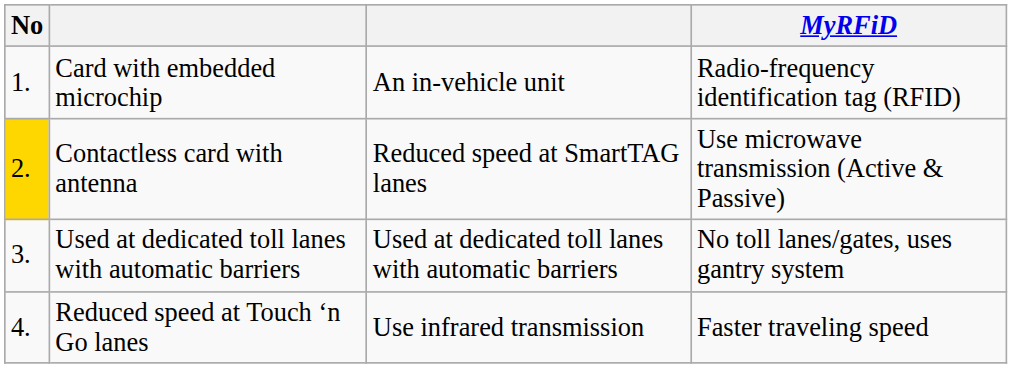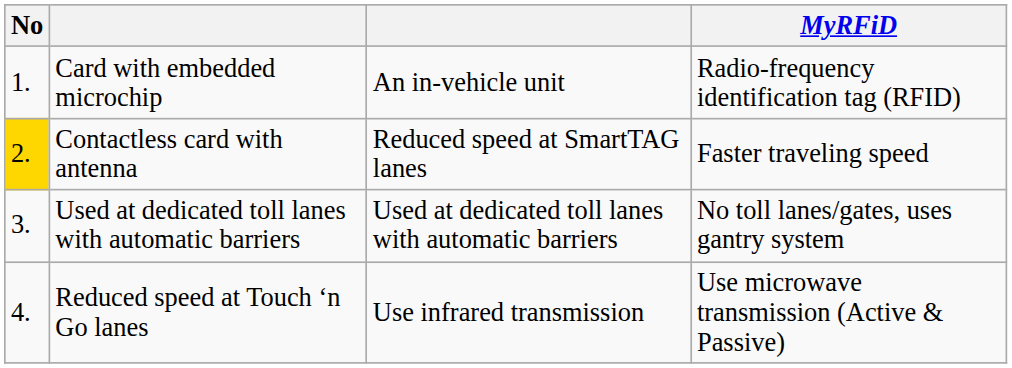(820, 168) Use microwave transmission (Active & Passive) -> (813, 153) Faster traveling speed
(813, 326) Faster traveling speed -> (820, 311) Use microwave transmission (Active & Passive)
